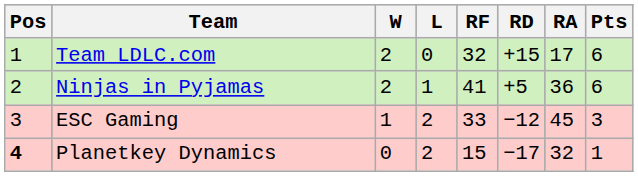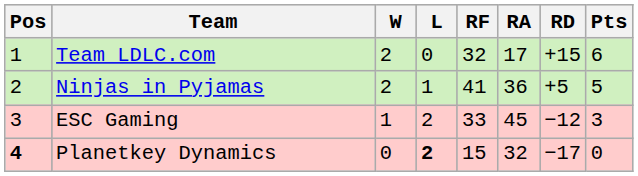columns swapped: (565, 21) <-> (522, 21)
(597, 88) 6 -> (597, 88) 5
(427, 154) normal -> (427, 154) bold
(597, 154) 1 -> (597, 154) 0
